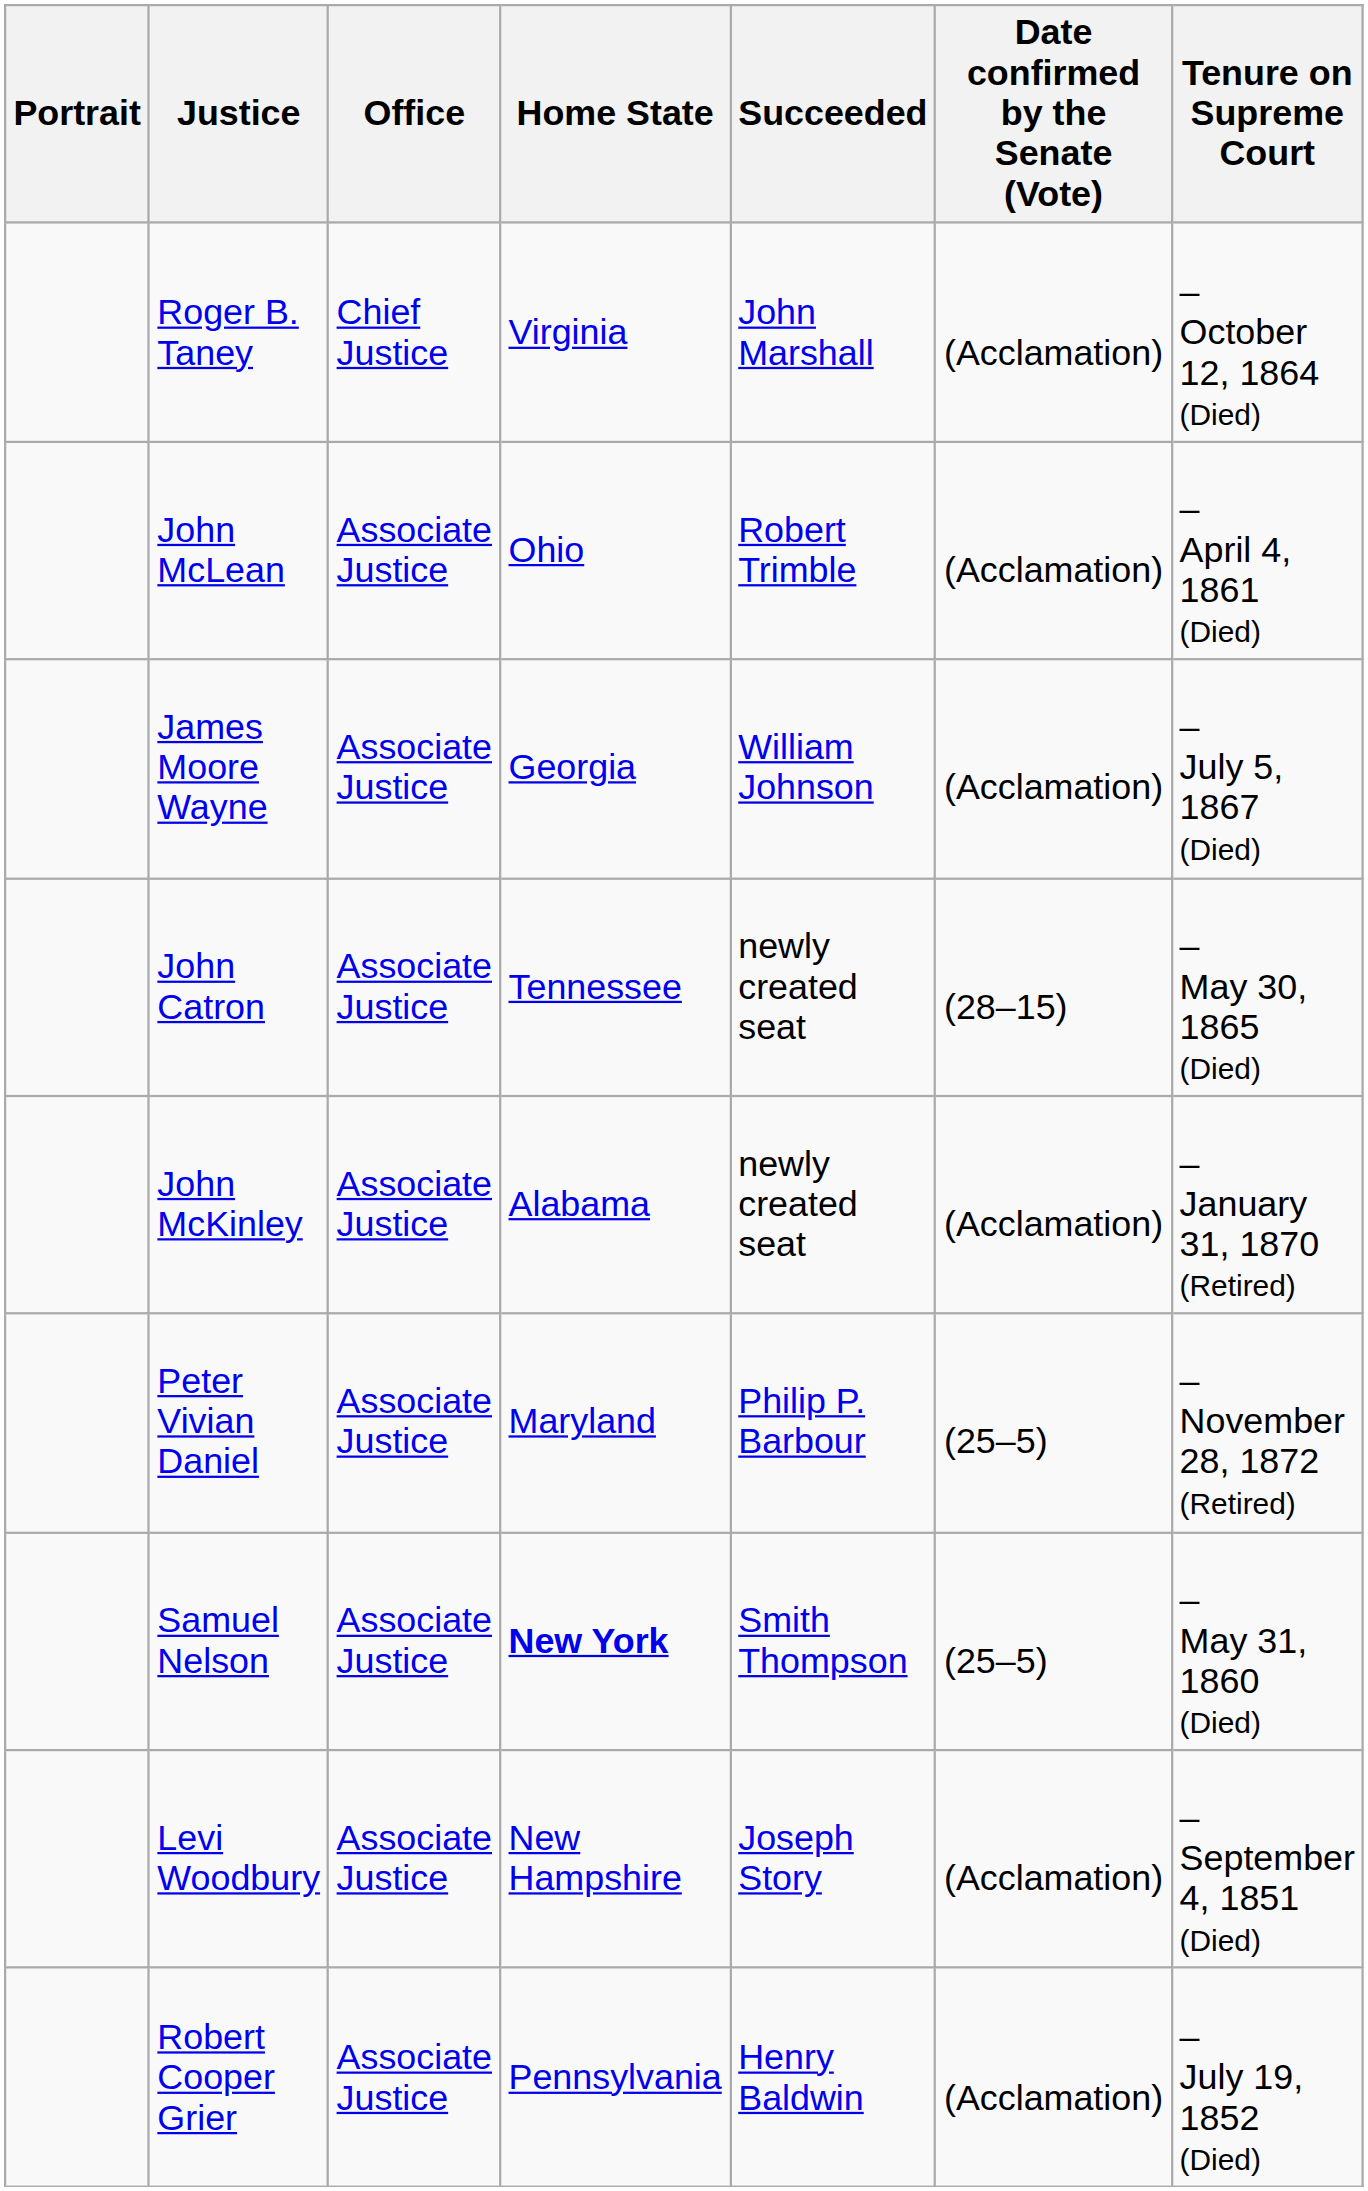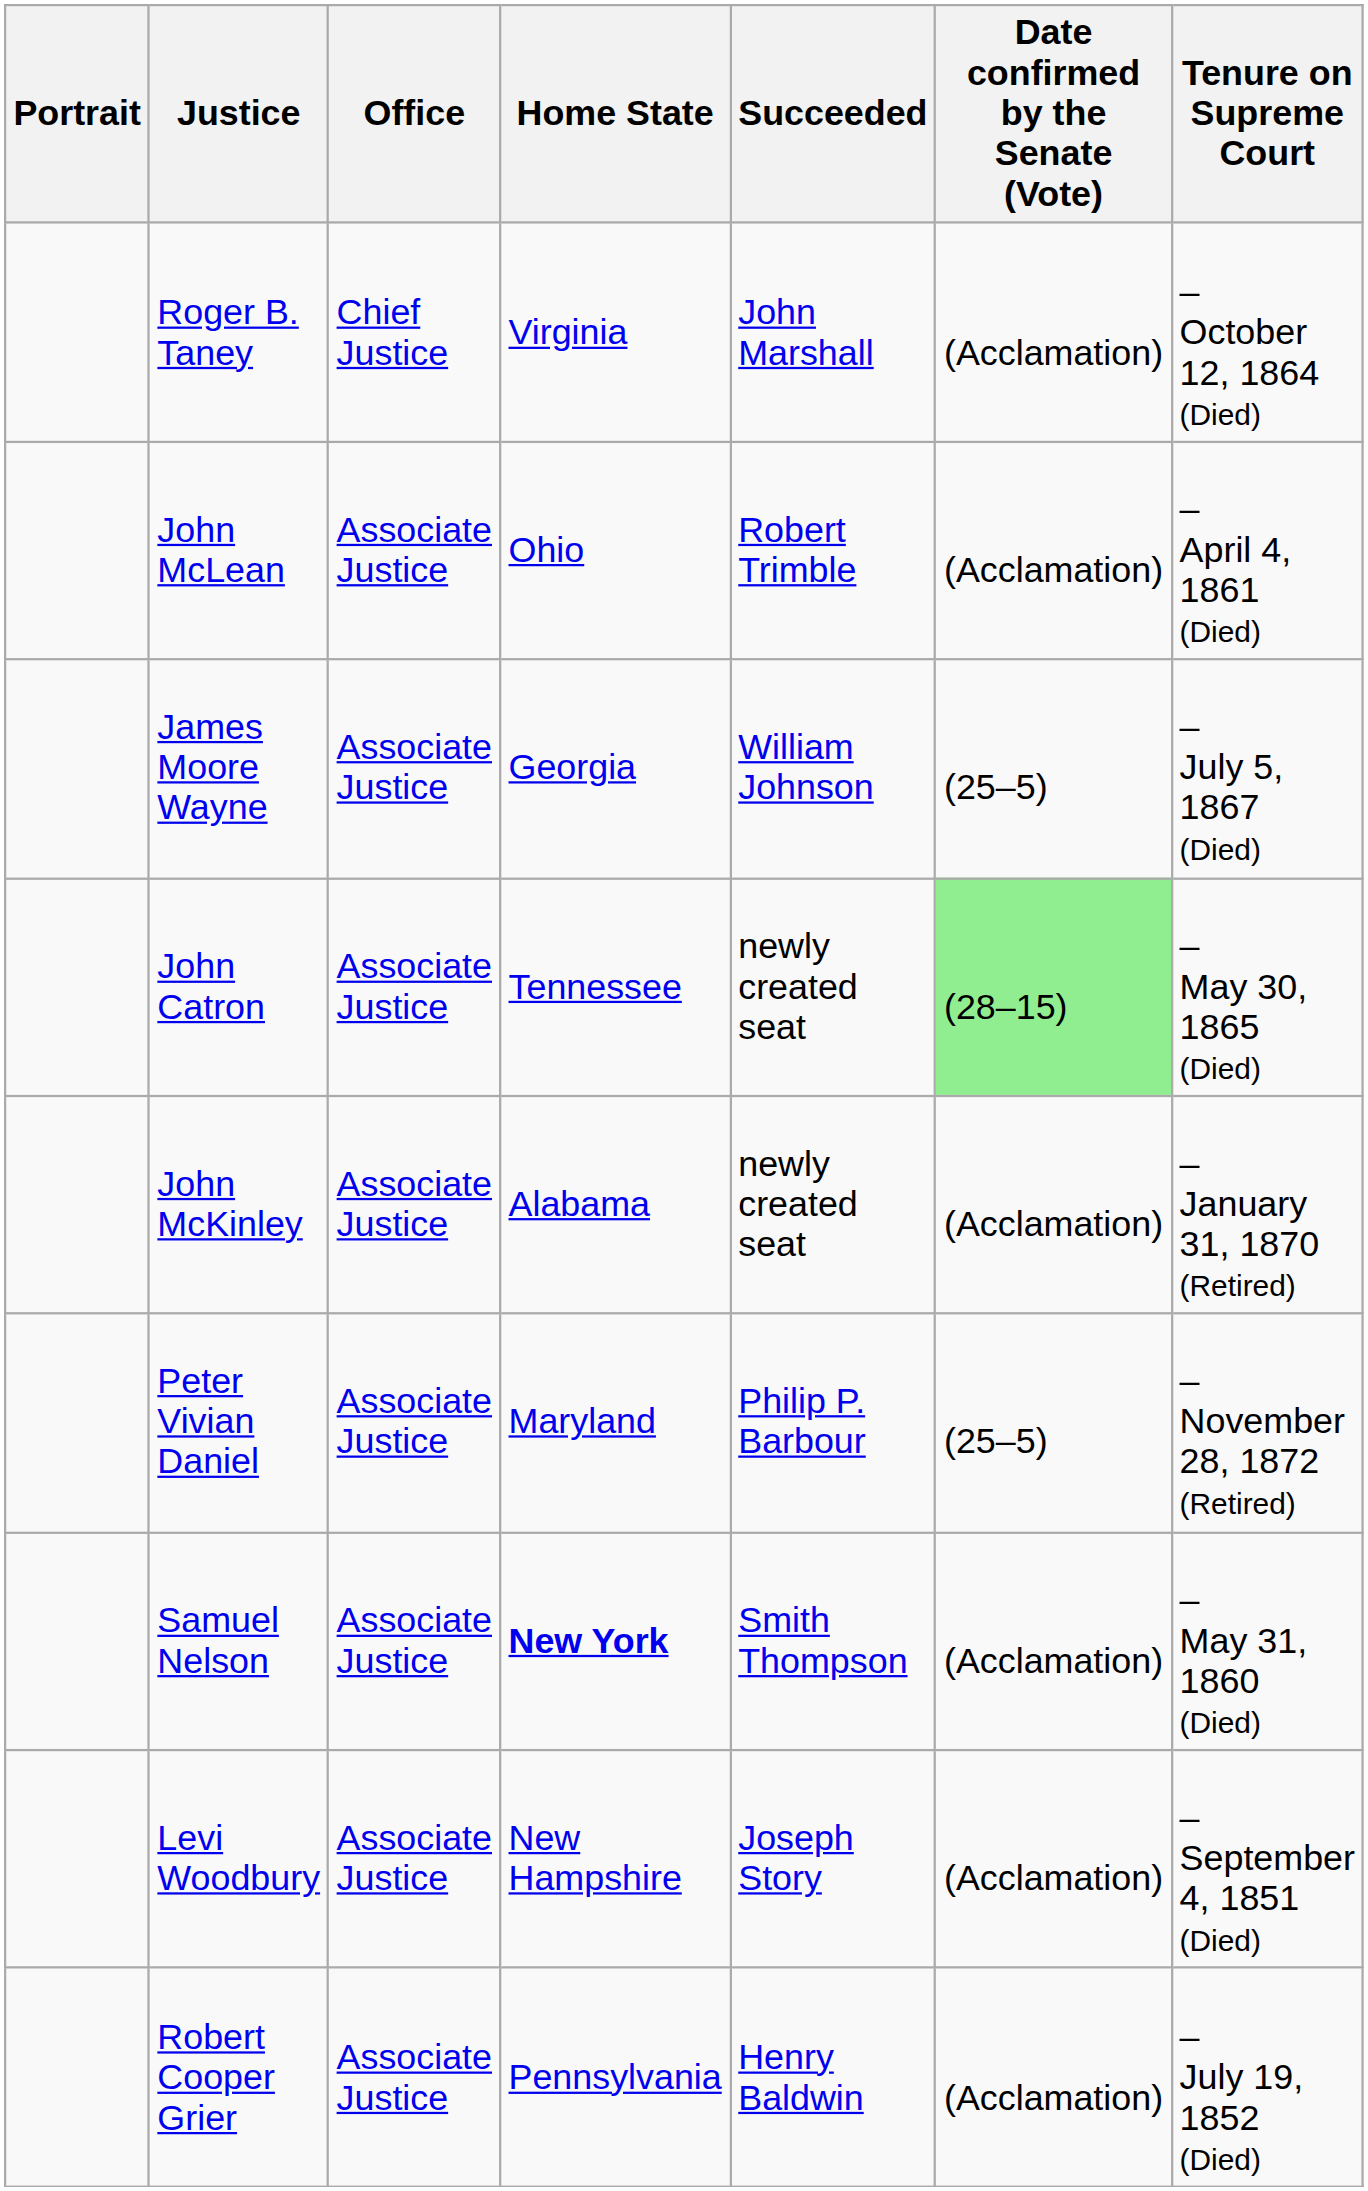(1054, 788) (Acclamation) -> (996, 788) (25–5)
(1006, 1006) no background -> (1006, 1006) lightgreen background
(996, 1660) (25–5) -> (1054, 1660) (Acclamation)
